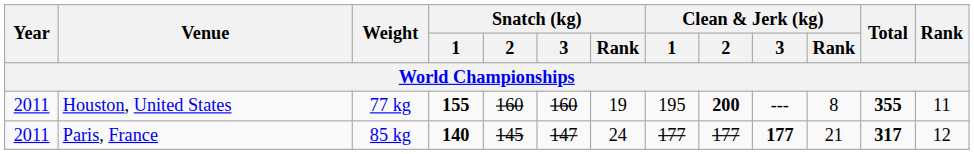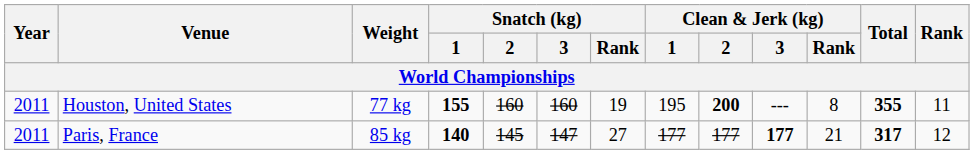(618, 134) 24 -> (618, 134) 27
